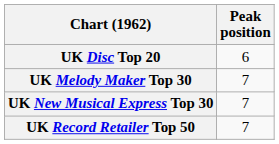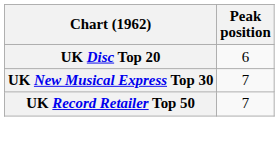- row: (111, 80)
